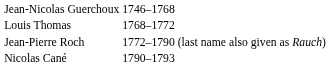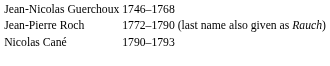- row: (38, 25)
